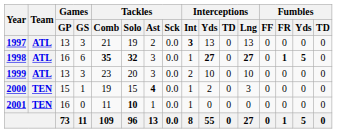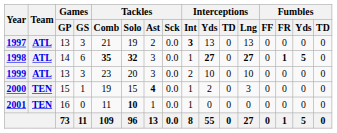(65, 58) 16 -> (65, 58) 14
